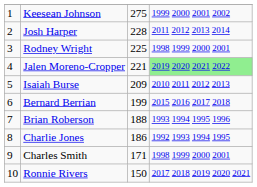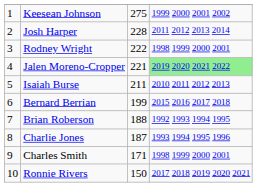(139, 48) 225 -> (139, 48) 222
(139, 84) 209 -> (138, 84) 211
(191, 119) 1993 1994 1995 1996 -> (191, 119) 1992 1993 1994 1995
(139, 137) 186 -> (139, 137) 187
(191, 137) 1992 1993 1994 1995 -> (191, 137) 1993 1994 1995 1996
